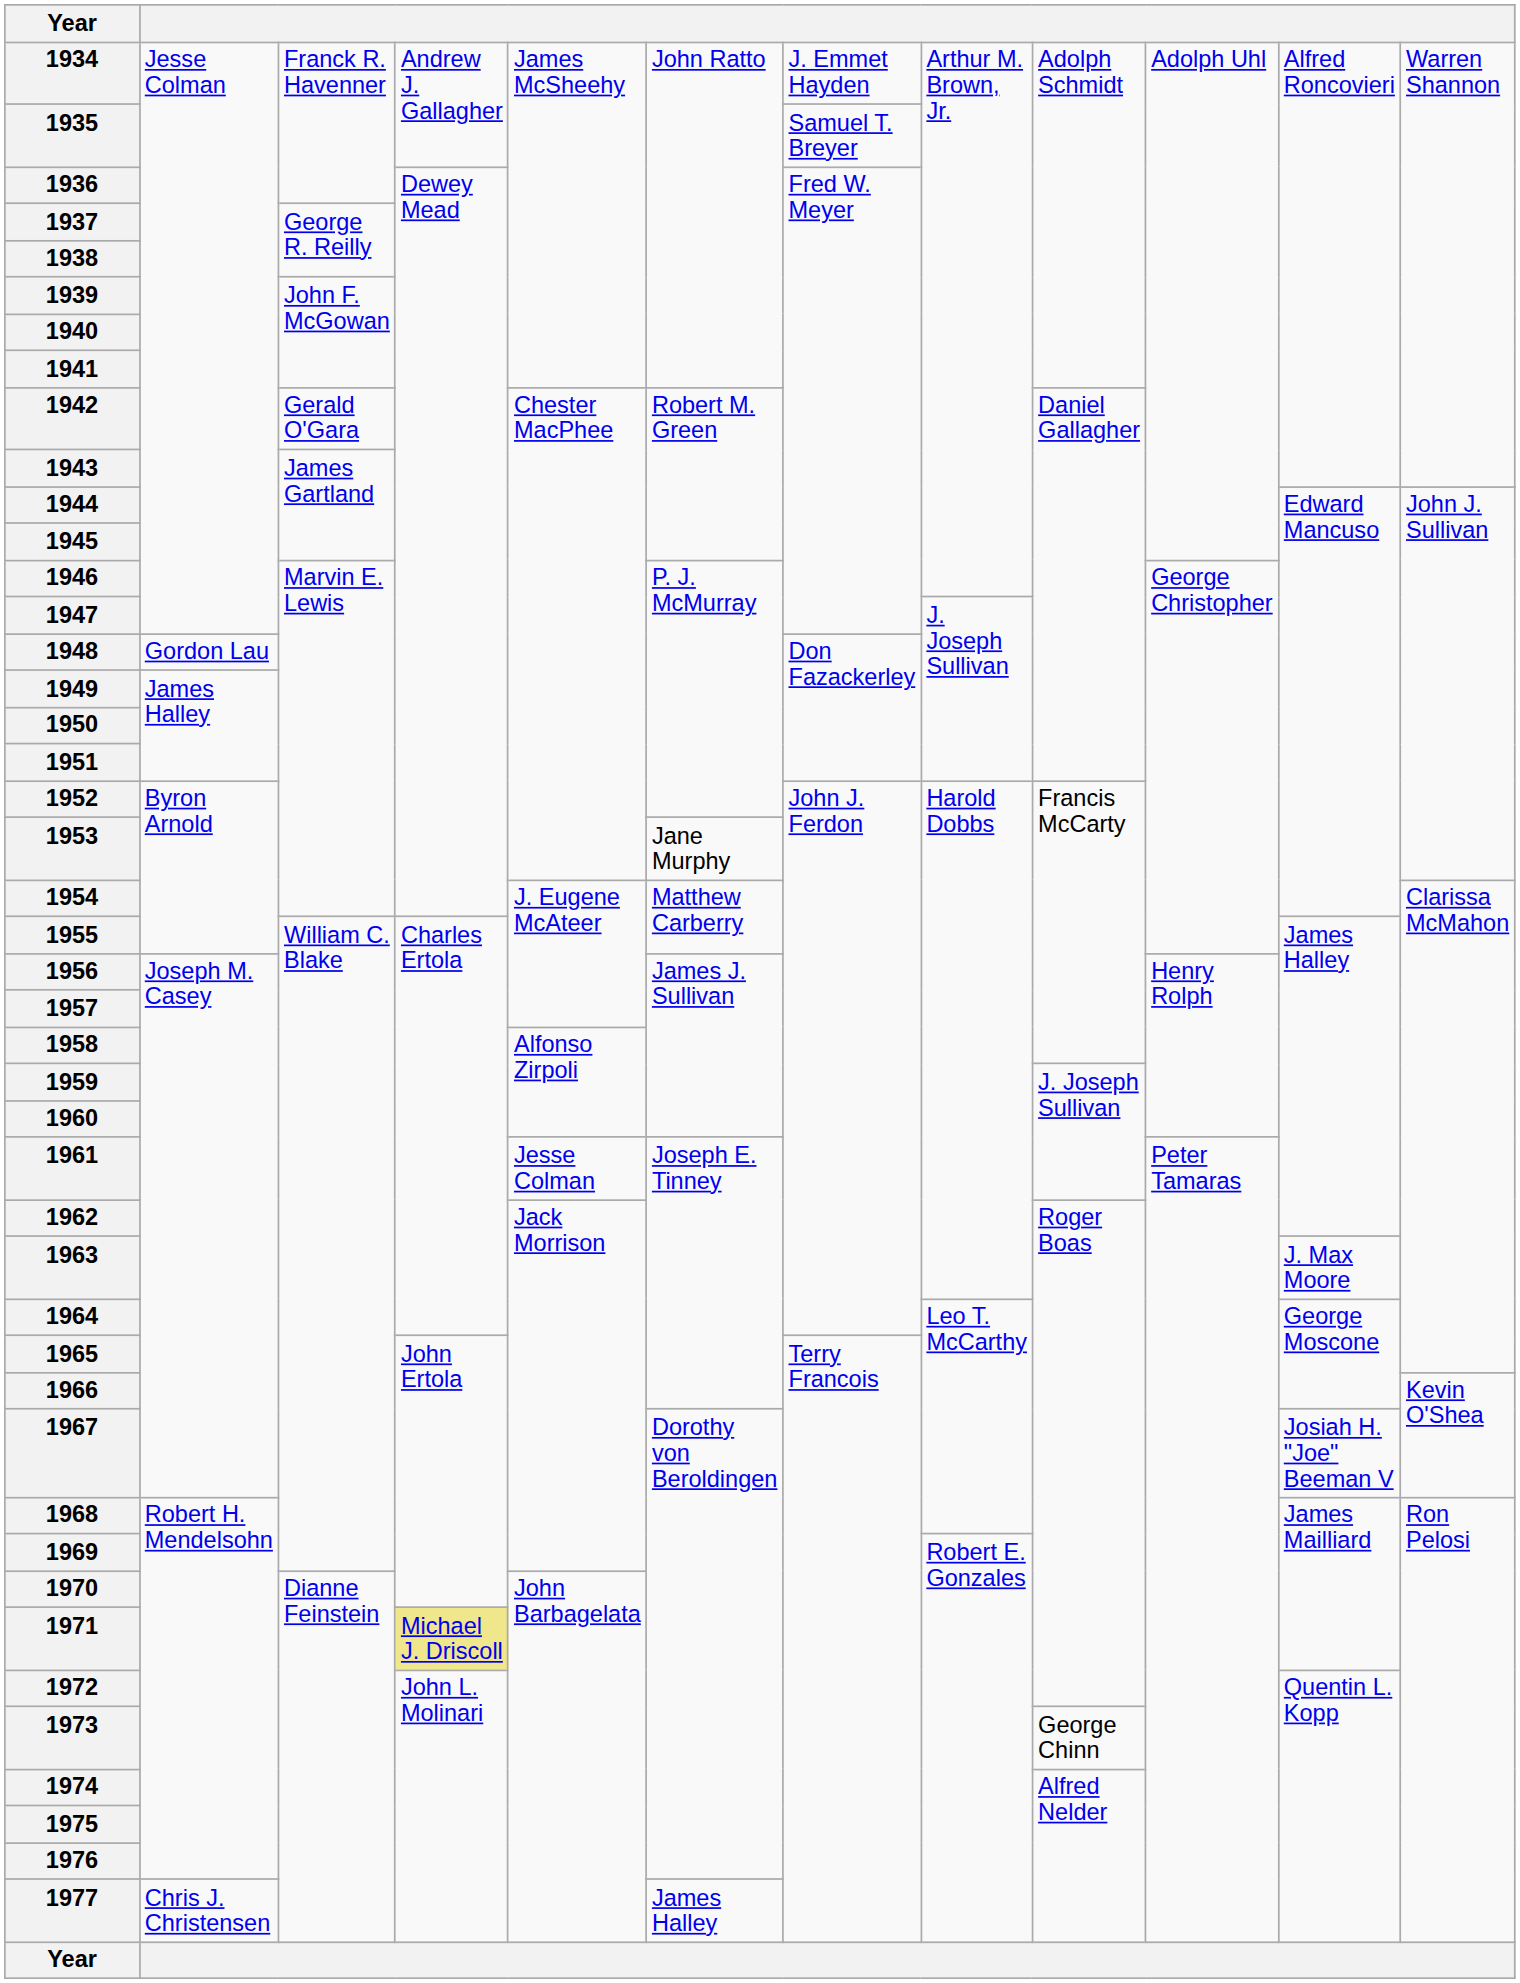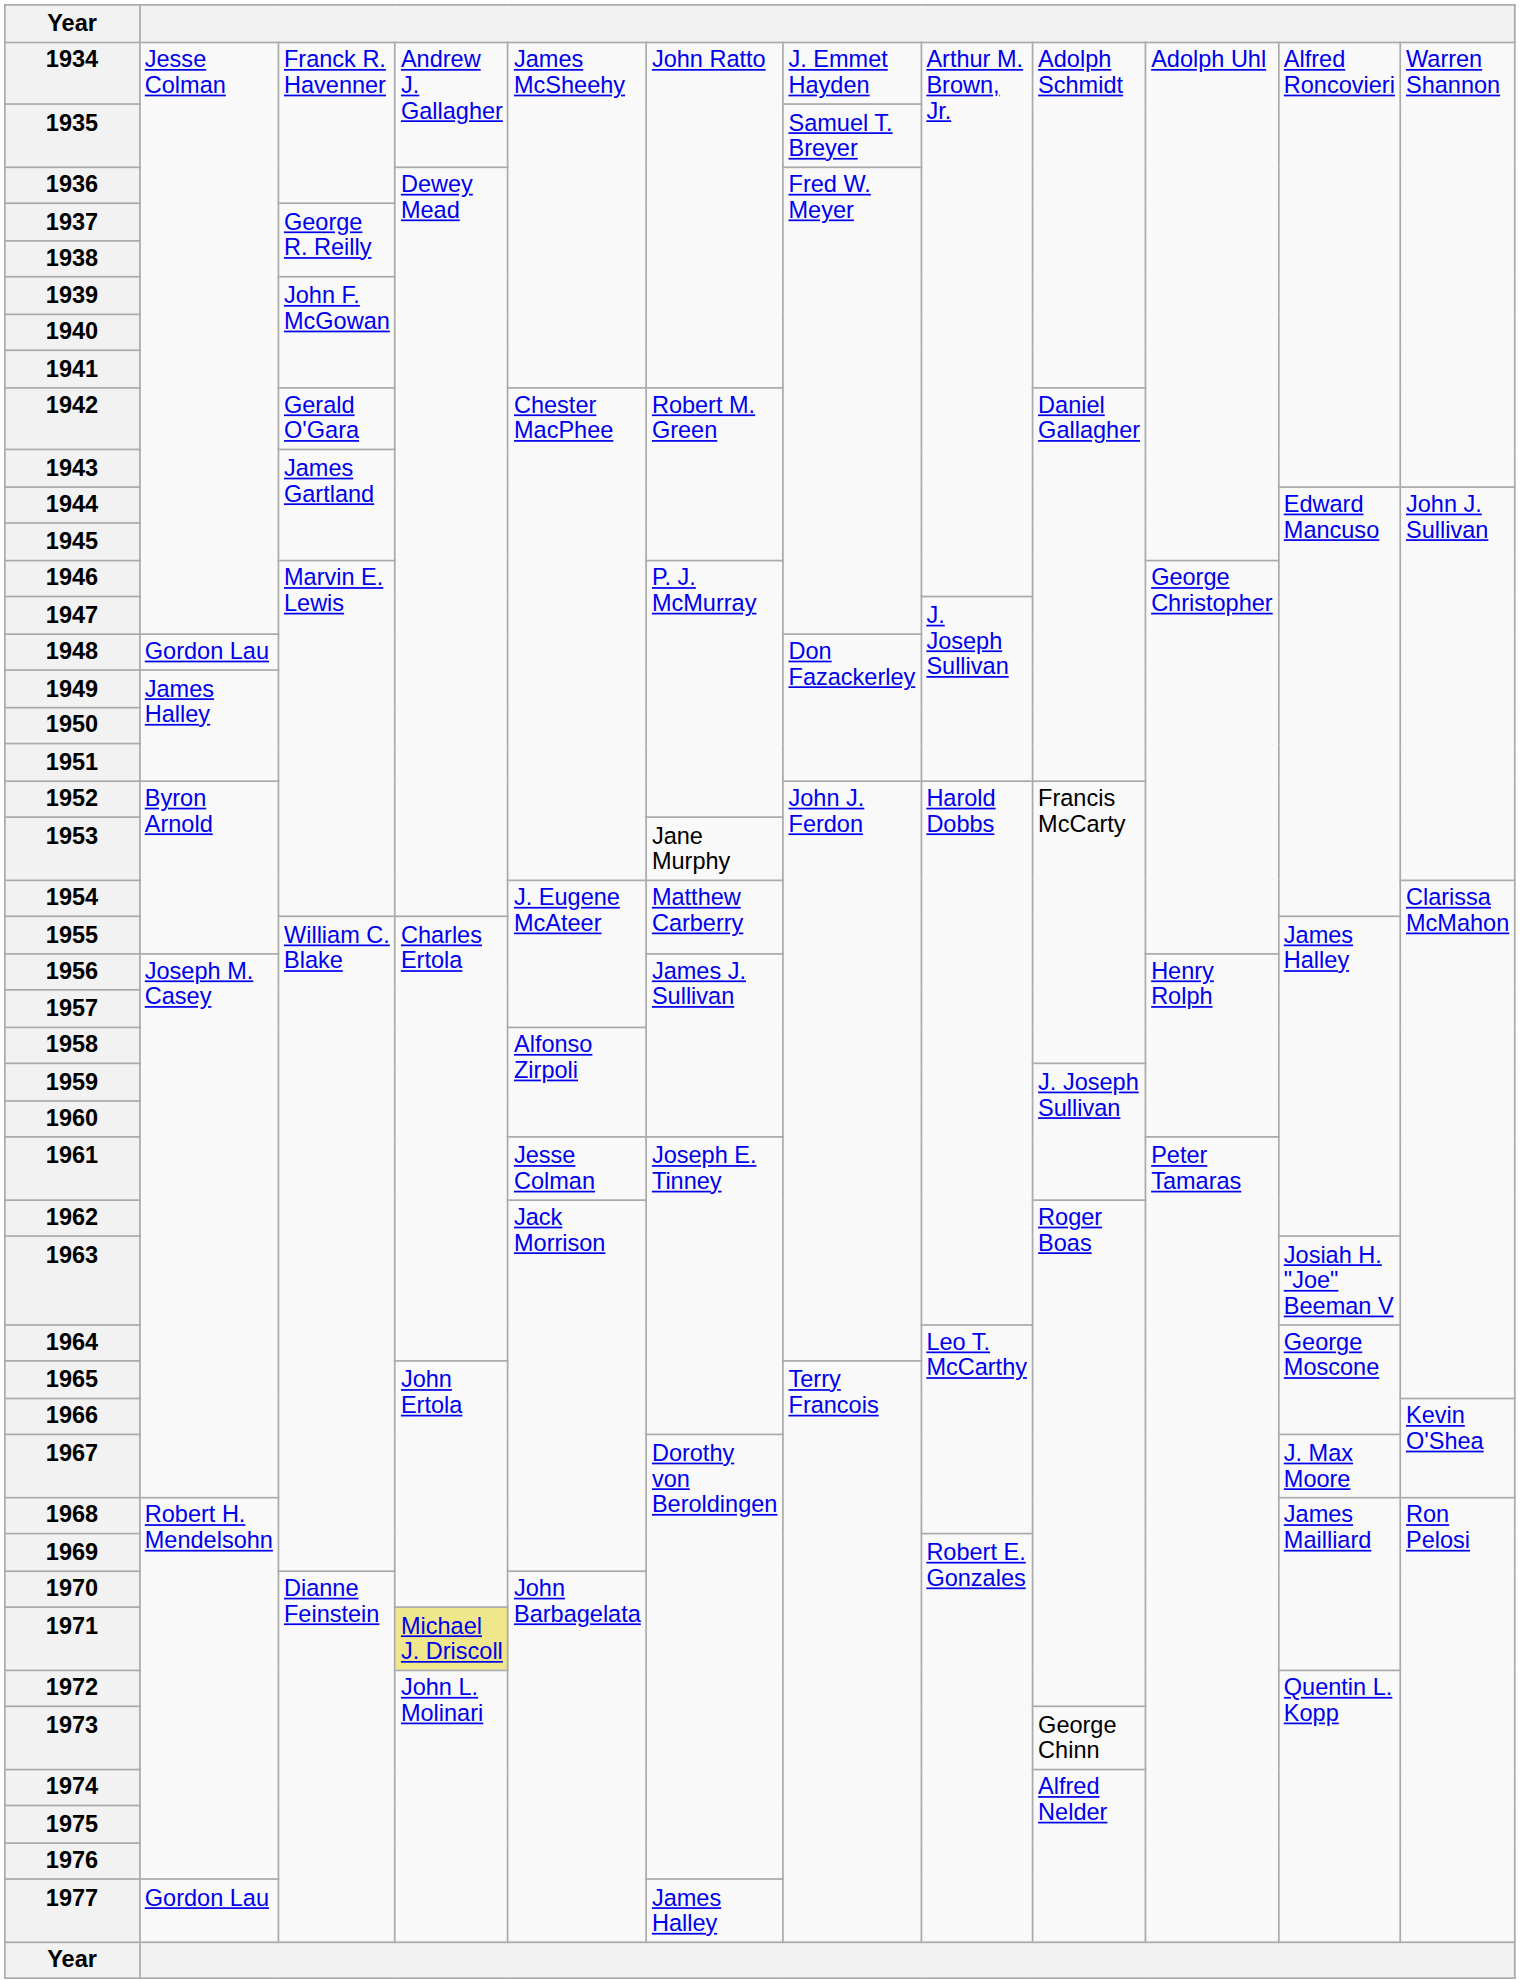(1318, 1267) J. Max Moore -> (1339, 1280) Josiah H. "Joe" Beeman V
(1339, 1453) Josiah H. "Joe" Beeman V -> (1318, 1465) J. Max Moore
(208, 1910) Chris J. Christensen -> (207, 1897) Gordon Lau
